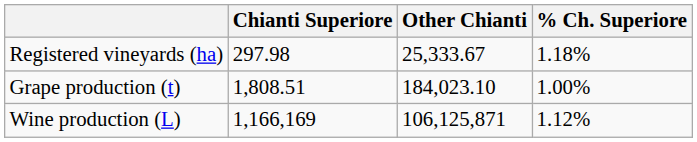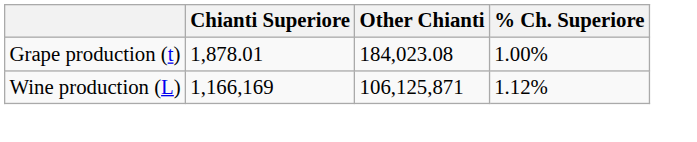- row: (116, 53)
(269, 86) 1,808.51 -> (227, 53) 1,878.01
(449, 86) 184,023.10 -> (406, 53) 184,023.08
